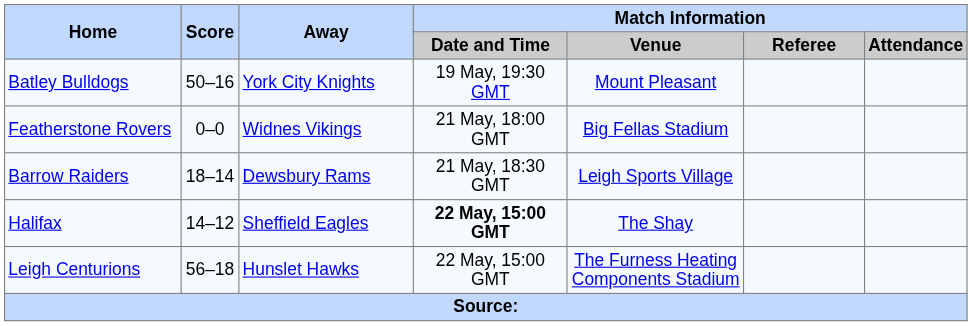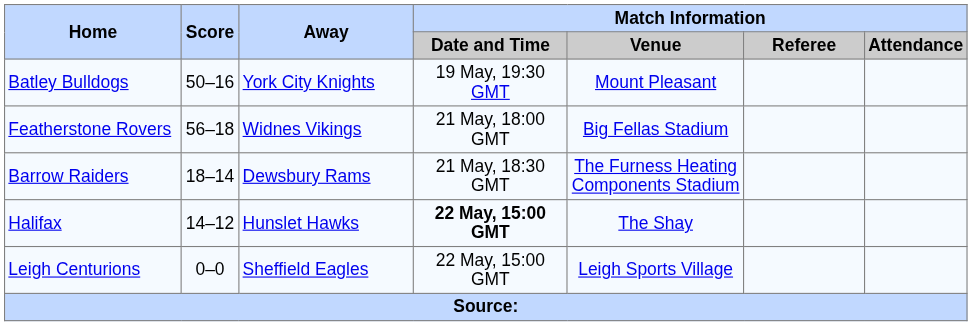(210, 129) 0–0 -> (210, 129) 56–18
(656, 176) Leigh Sports Village -> (656, 176) The Furness Heating Components Stadium
(305, 223) Sheffield Eagles -> (301, 223) Hunslet Hawks
(210, 269) 56–18 -> (210, 269) 0–0
(301, 269) Hunslet Hawks -> (305, 269) Sheffield Eagles
(656, 269) The Furness Heating Components Stadium -> (656, 269) Leigh Sports Village
